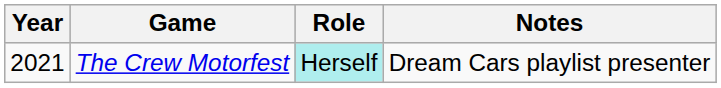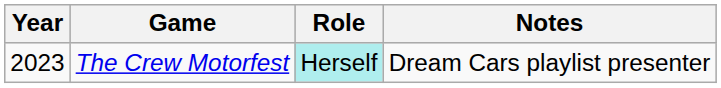(37, 62) 2021 -> (37, 62) 2023
